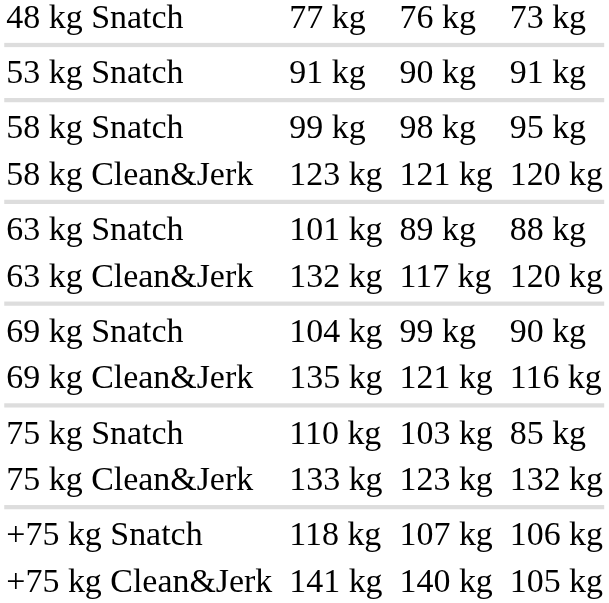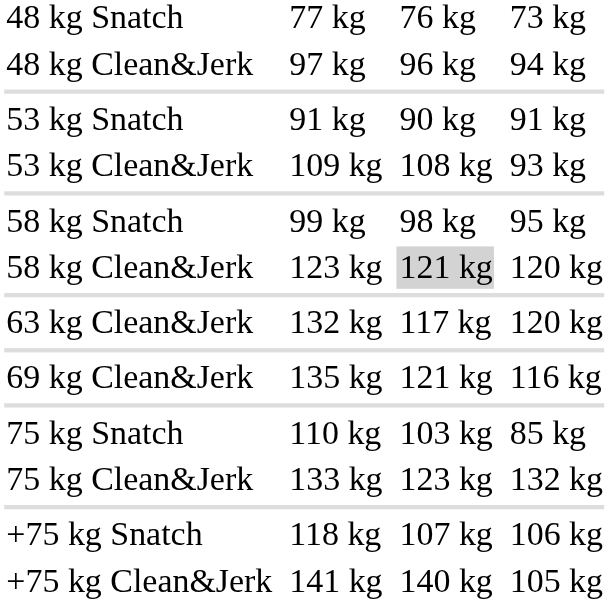+ row: (130, 63)
+ row: (130, 165)
(446, 173) no background -> (446, 267) lightgrey background
- row: (95, 228)
- row: (95, 330)
